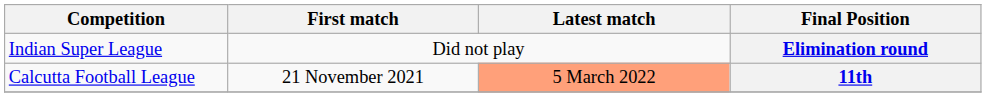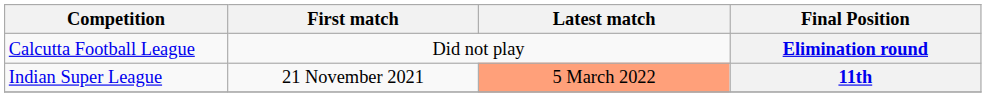(85, 48) Indian Super League -> (102, 48) Calcutta Football League
(102, 77) Calcutta Football League -> (85, 77) Indian Super League
